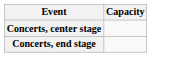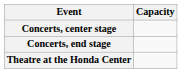+ row: (69, 60)
